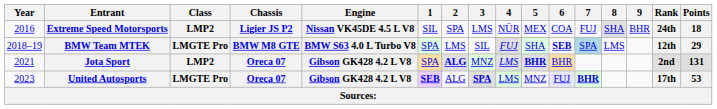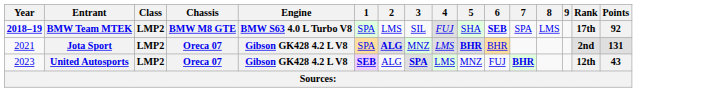- row: (107, 28)
(24, 45) normal -> (24, 28) bold
(200, 45) LMGTE Pro -> (151, 28) LMP2
(588, 45) lightblue background -> (523, 28) no background
(666, 45) 12th -> (586, 28) 17th
(696, 45) 29 -> (616, 28) 92
(200, 78) LMGTE Pro -> (151, 62) LMP2
(562, 78) lavender background -> (497, 62) no background
(666, 78) 17th -> (586, 62) 12th
(696, 78) 53 -> (616, 62) 43
